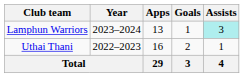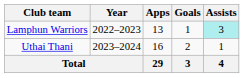(117, 30) 2023–2024 -> (117, 30) 2022–2023
(117, 47) 2022–2023 -> (117, 47) 2023–2024
